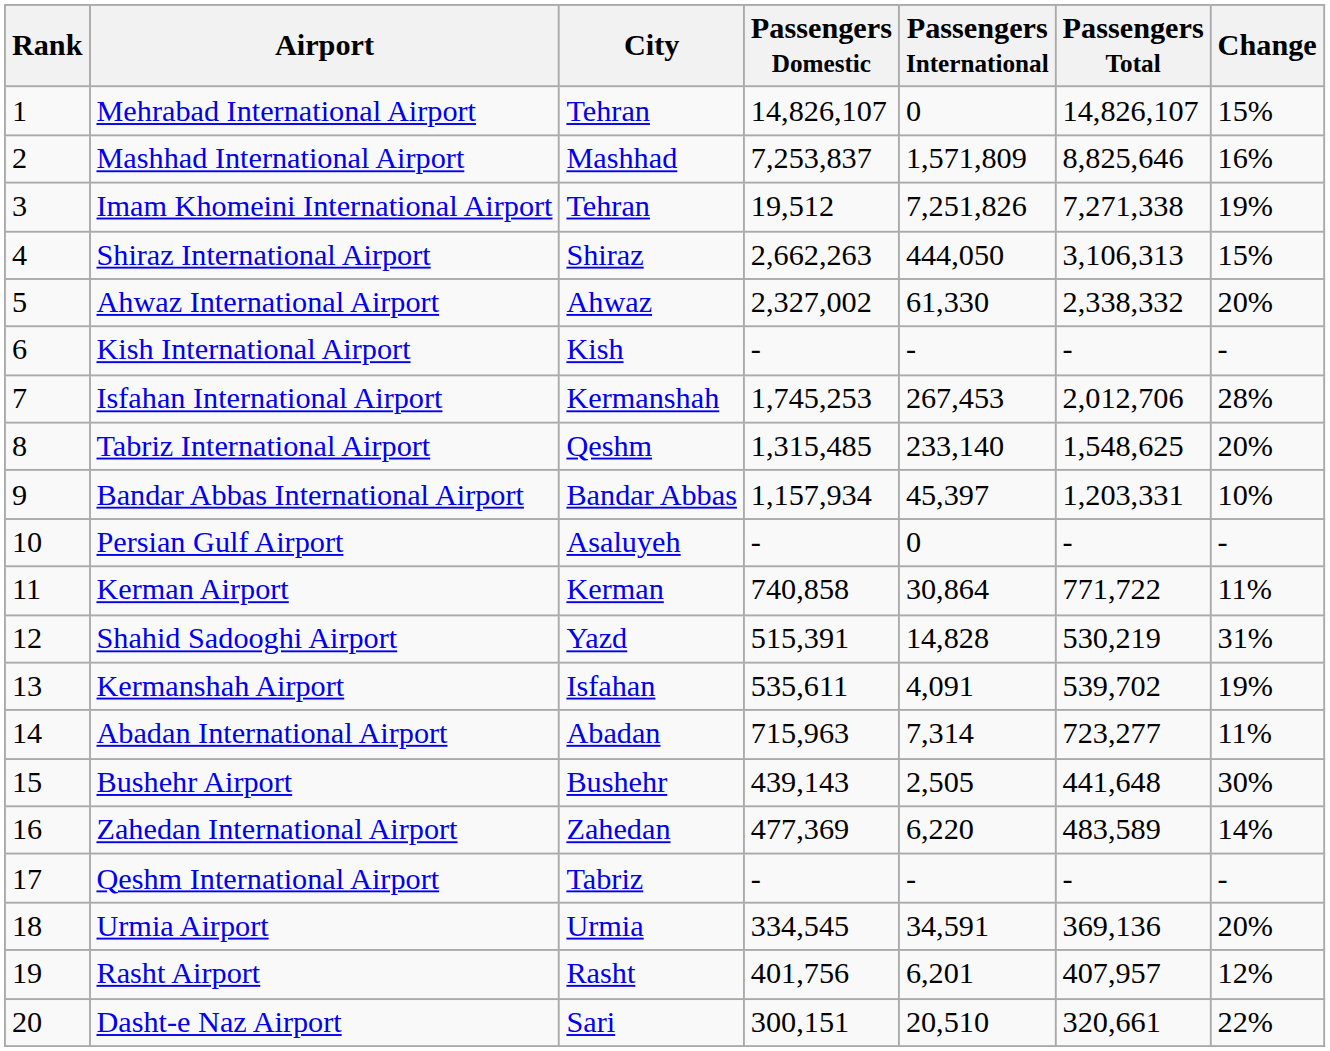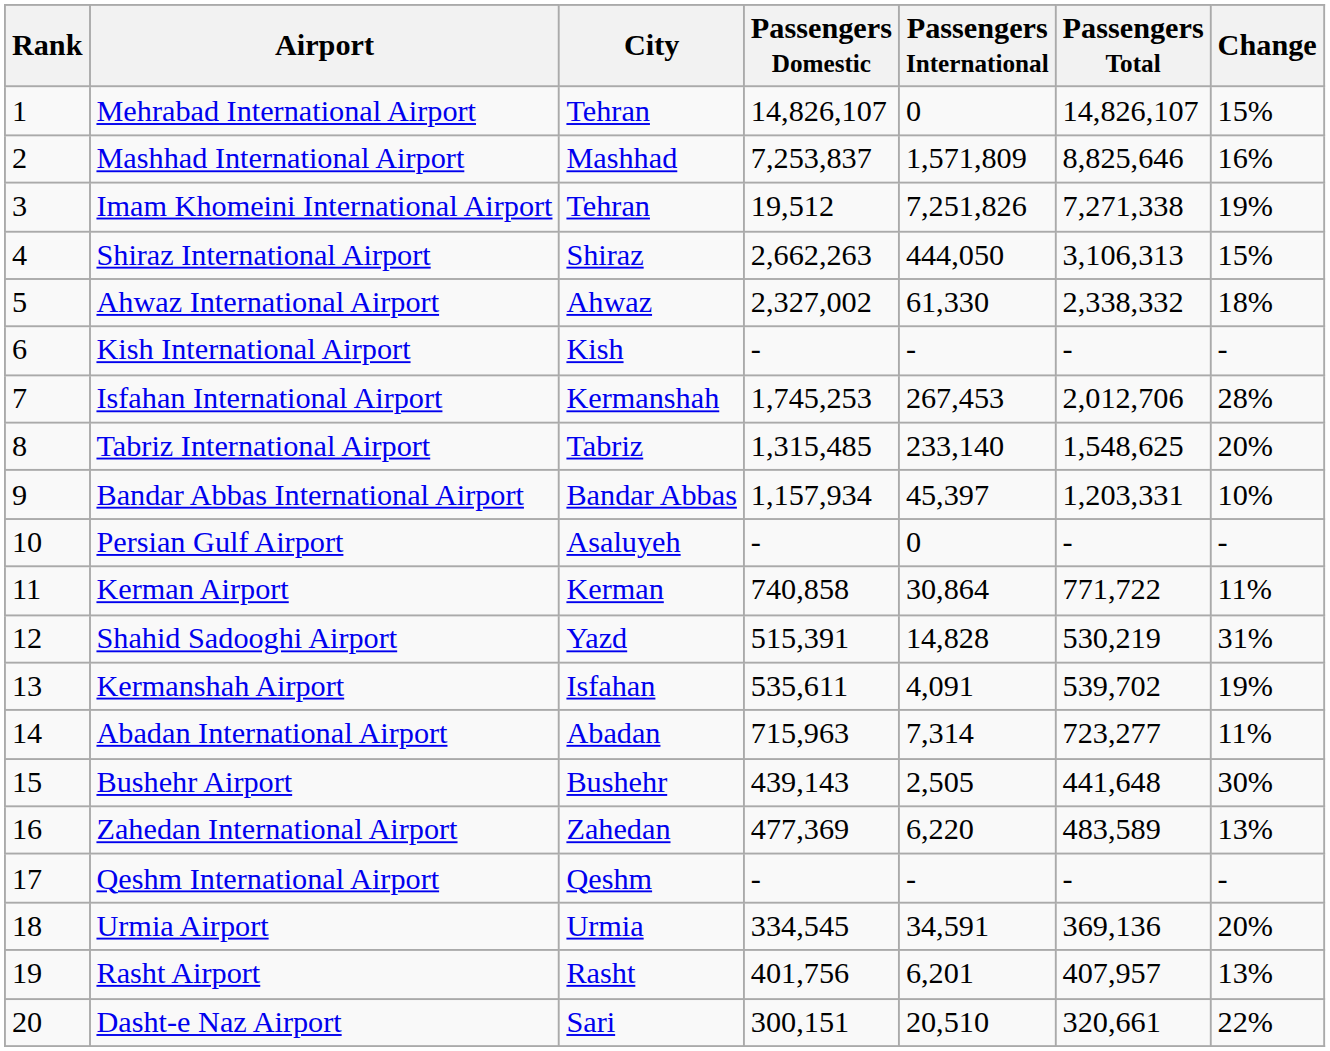(1245, 302) 20% -> (1245, 302) 18%
(609, 446) Qeshm -> (605, 446) Tabriz
(1245, 829) 14% -> (1245, 829) 13%
(605, 877) Tabriz -> (609, 877) Qeshm
(1245, 973) 12% -> (1245, 973) 13%
